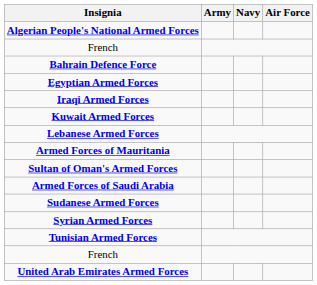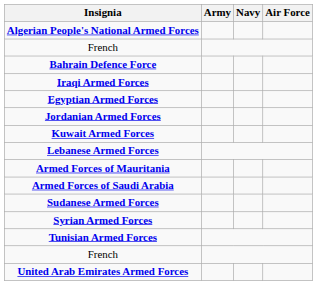rows swapped: (103, 82) <-> (103, 99)
+ row: (103, 116)
- row: (103, 168)
